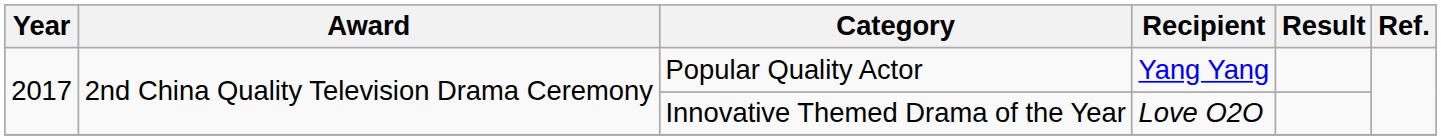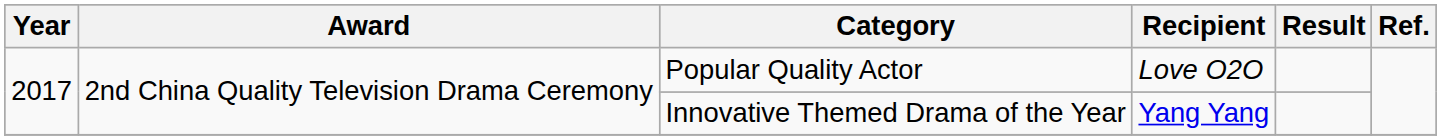(1204, 69) Yang Yang -> (1201, 69) Love O2O
(1201, 112) Love O2O -> (1204, 112) Yang Yang
